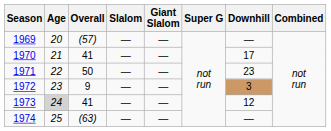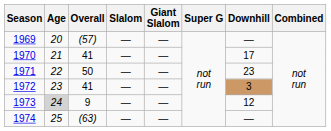(88, 87) 9 -> (88, 87) 41
(88, 103) 41 -> (88, 103) 9
